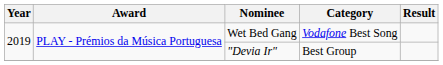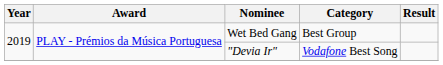(350, 32) Vodafone Best Song -> (329, 32) Best Group
(329, 51) Best Group -> (350, 51) Vodafone Best Song
